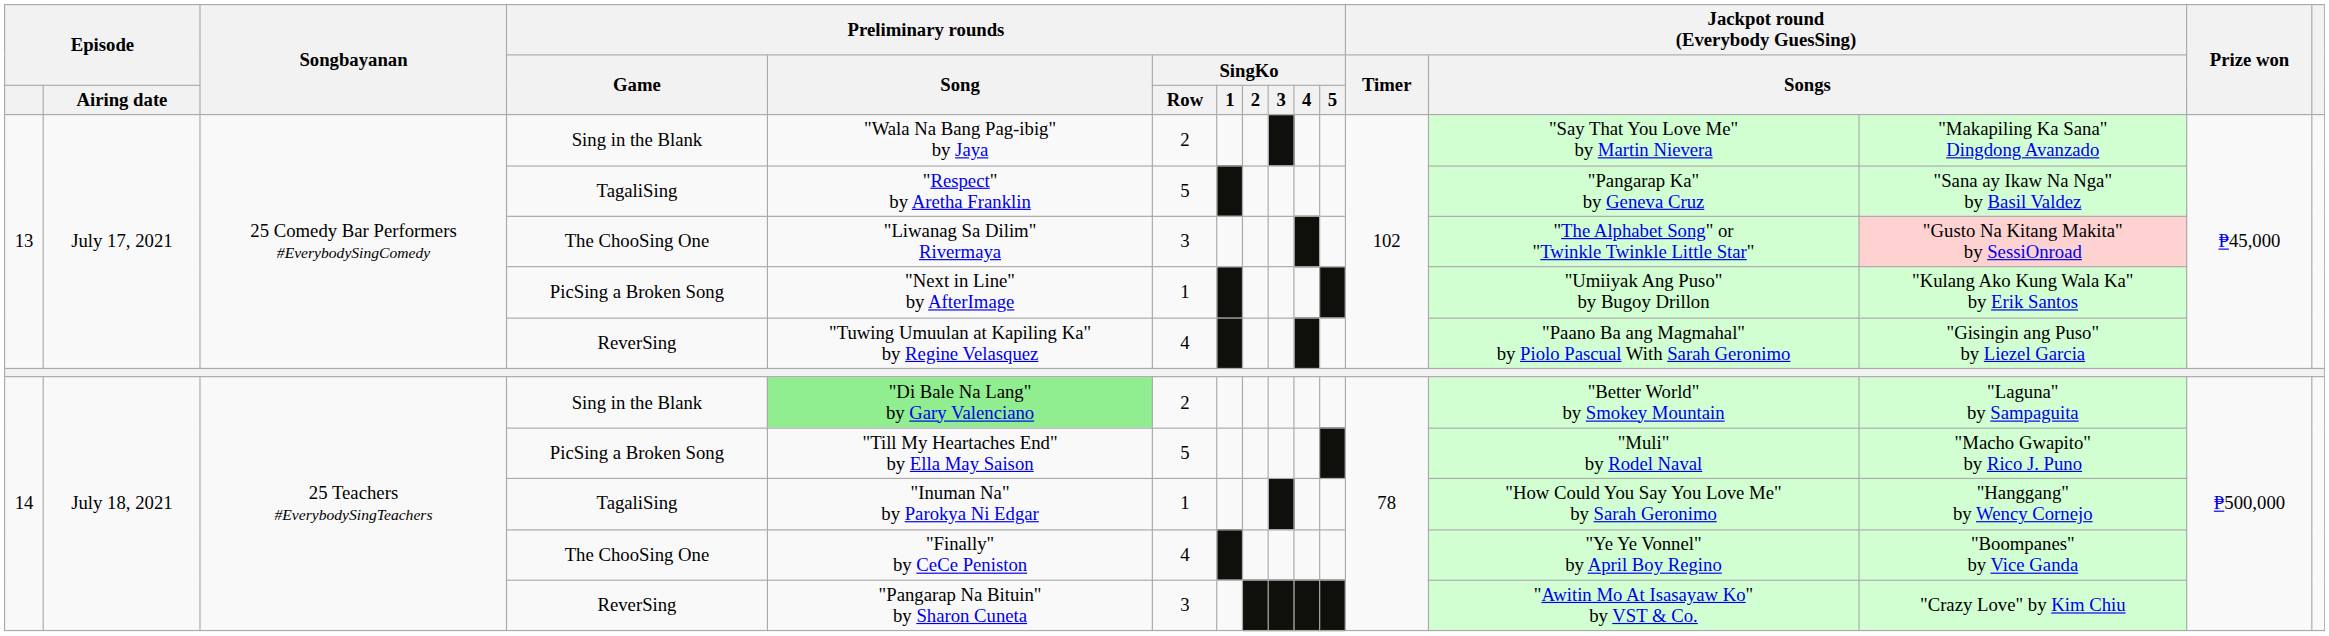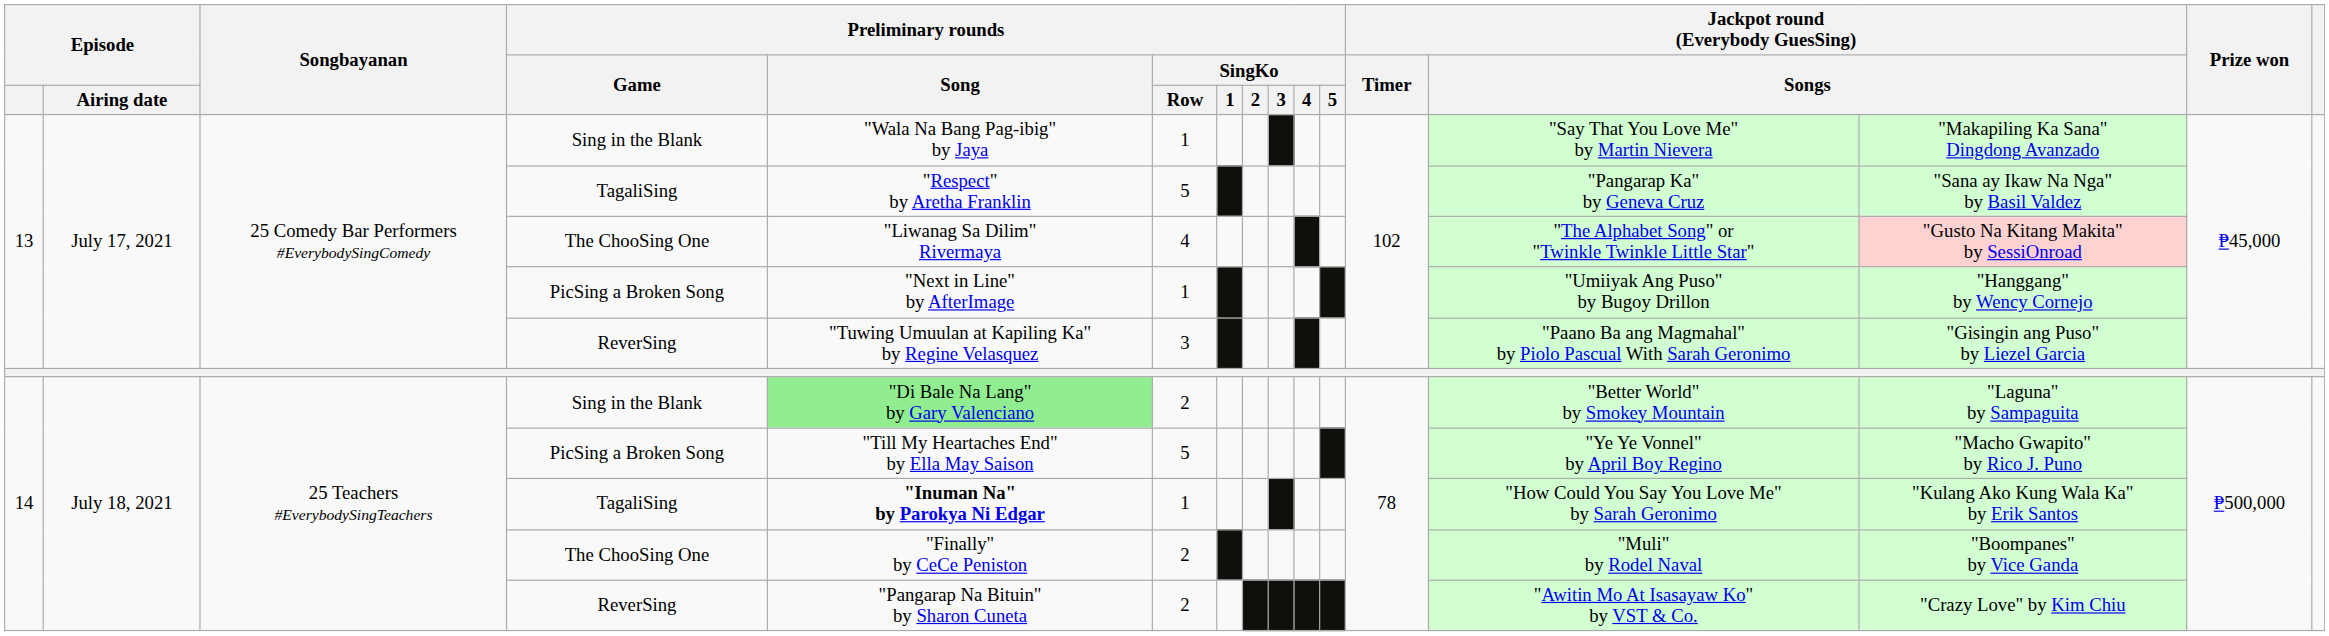(1185, 140) 2 -> (1185, 140) 1
(1185, 241) 3 -> (1185, 241) 4
(2023, 292) "Kulang Ako Kung Wala Ka" by Erik Santos -> (2023, 292) "Hanggang" by Wency Cornejo
(1185, 342) 4 -> (1185, 342) 3
(1644, 453) "Muli" by Rodel Naval -> (1644, 453) "Ye Ye Vonnel" by April Boy Regino
(960, 503) normal -> (960, 503) bold
(2023, 503) "Hanggang" by Wency Cornejo -> (2023, 503) "Kulang Ako Kung Wala Ka" by Erik Santos
(1185, 554) 4 -> (1185, 554) 2
(1644, 554) "Ye Ye Vonnel" by April Boy Regino -> (1644, 554) "Muli" by Rodel Naval
(1185, 605) 3 -> (1185, 605) 2
